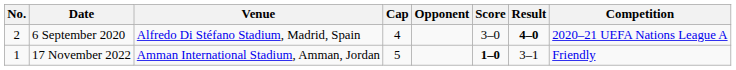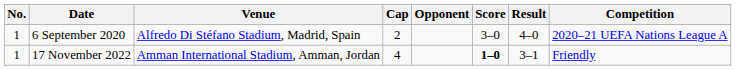(17, 34) 2 -> (17, 34) 1
(397, 34) 4 -> (397, 34) 2
(529, 34) bold -> (529, 34) normal
(397, 55) 5 -> (397, 55) 4
